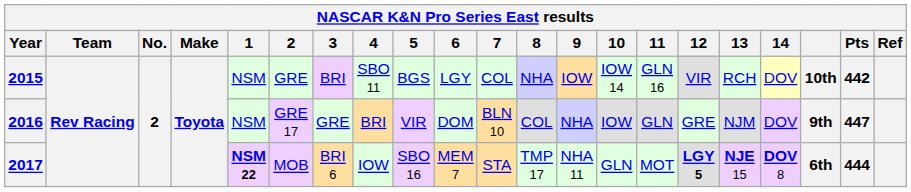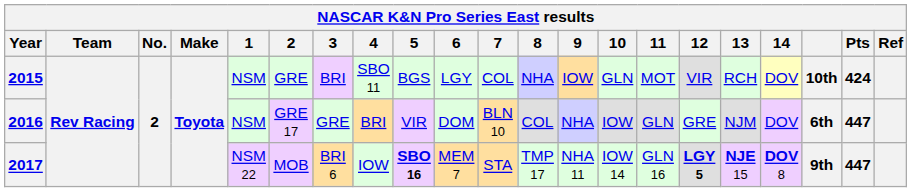(617, 77) IOW 14 -> (617, 77) GLN
(657, 77) GLN 16 -> (658, 77) MOT
(857, 77) 442 -> (858, 77) 424
(821, 121) 9th -> (822, 121) 6th
(249, 165) bold -> (249, 164) normal
(414, 164) normal -> (414, 165) bold
(617, 165) GLN -> (617, 164) IOW 14
(657, 165) MOT -> (658, 164) GLN 16
(821, 165) 6th -> (822, 165) 9th
(857, 165) 444 -> (858, 165) 447
